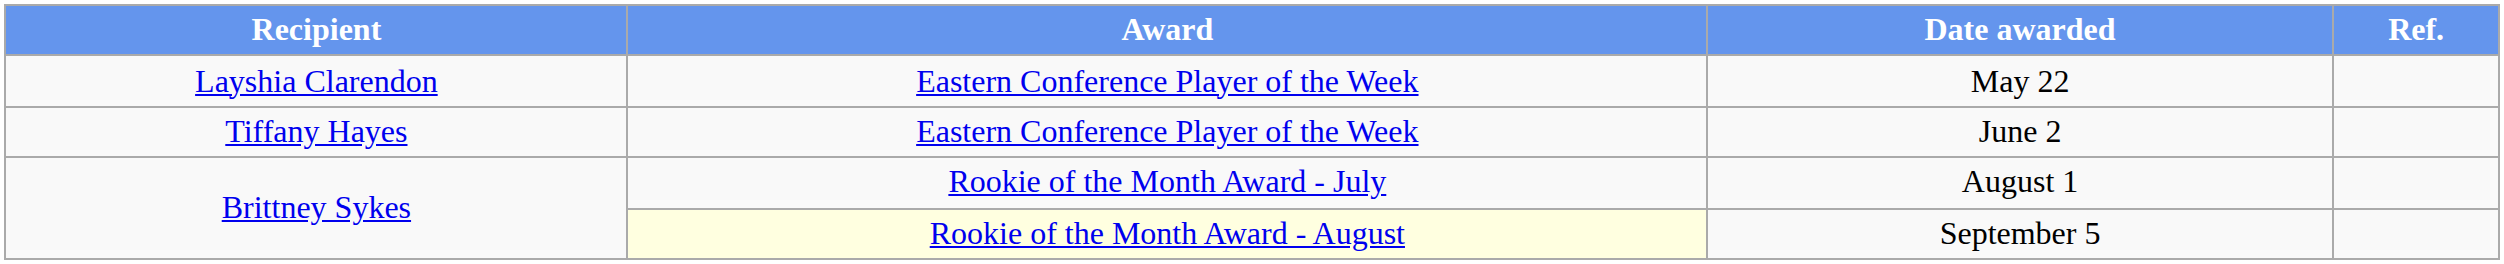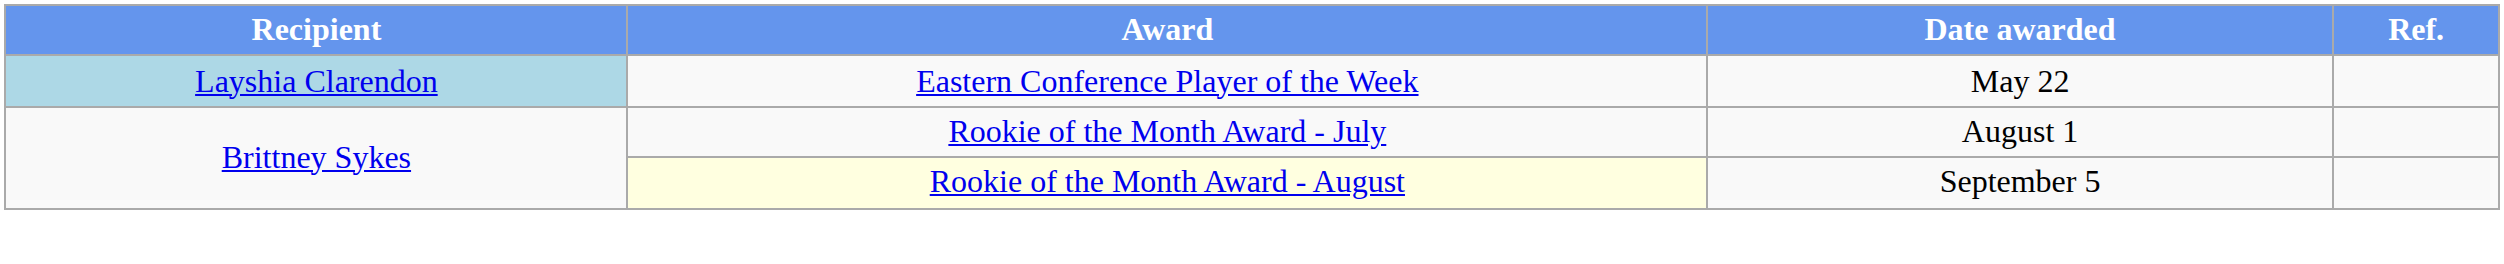(316, 80) no background -> (316, 80) lightblue background
- row: (2020, 131)
